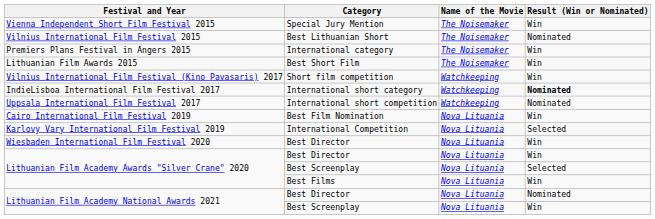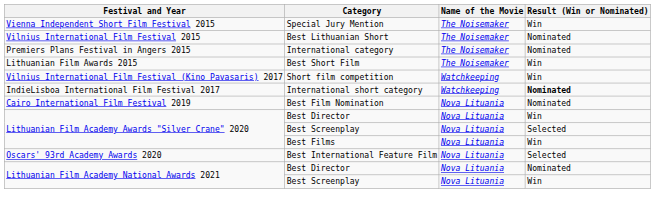(535, 50) Win -> (549, 50) Nominated
- row: (103, 103)
(535, 116) Win -> (549, 103) Nominated
- row: (115, 129)
- row: (108, 142)
+ row: (84, 155)
